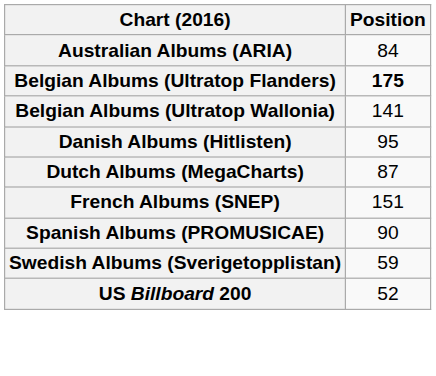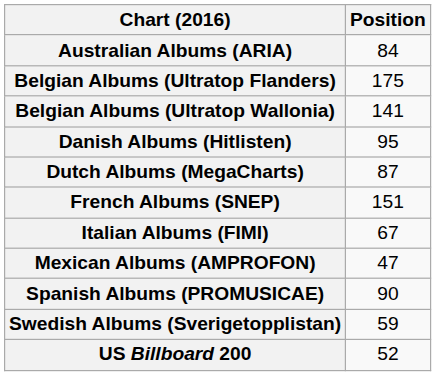(388, 80) bold -> (388, 80) normal
+ row: (175, 232)
+ row: (175, 263)
